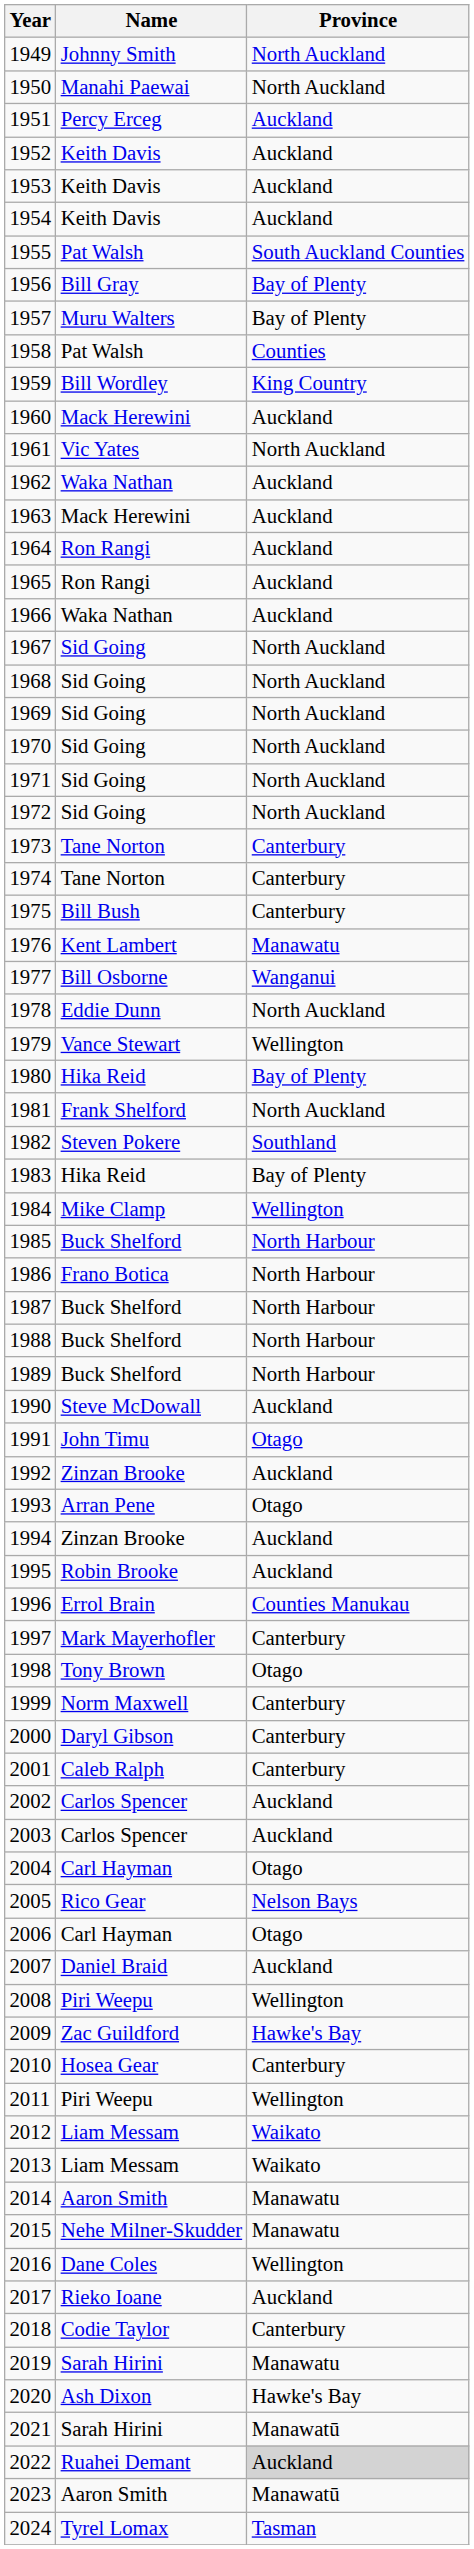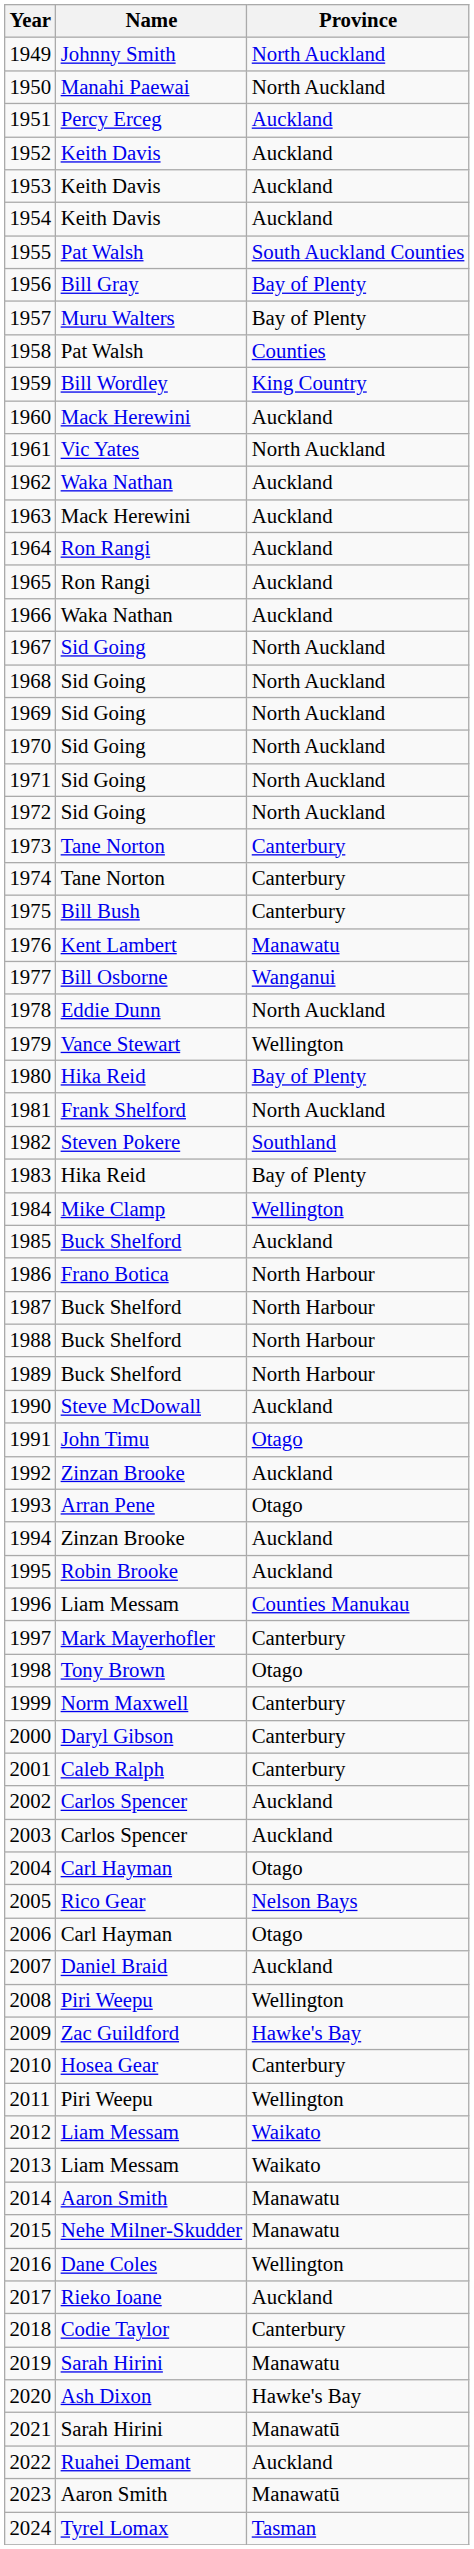(313, 1241) North Harbour -> (292, 1241) Auckland
(108, 1604) Errol Brain -> (120, 1604) Liam Messam
(292, 2462) lightgrey background -> (292, 2462) no background
